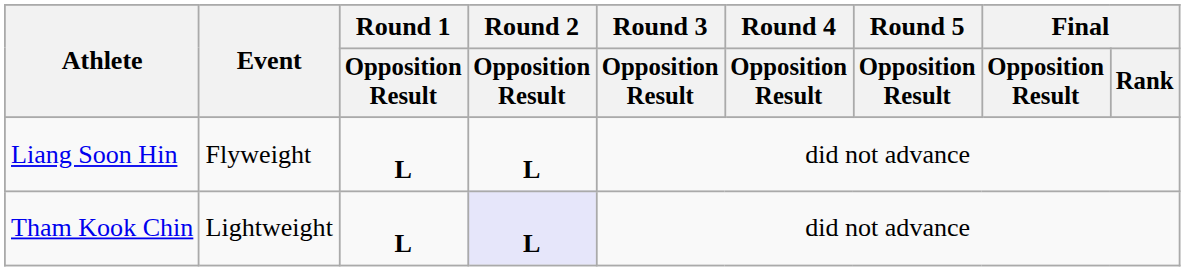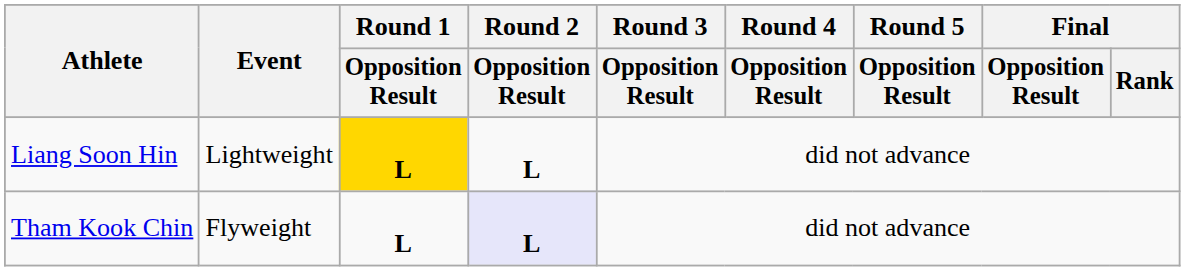(258, 154) Flyweight -> (269, 154) Lightweight
(403, 169) no background -> (403, 169) gold background
(269, 228) Lightweight -> (258, 228) Flyweight
